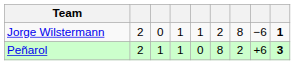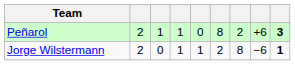rows swapped: (27, 50) <-> (56, 32)
